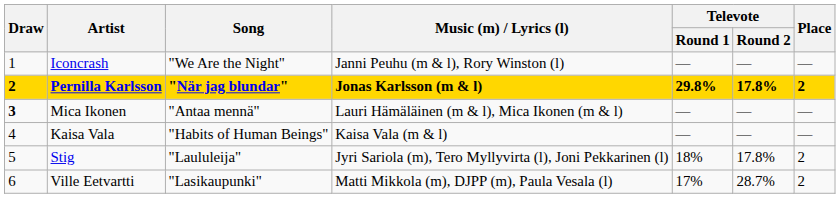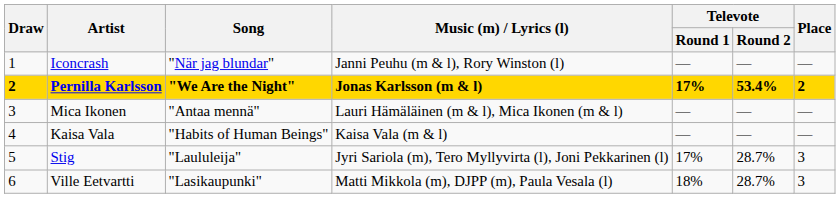(227, 63) "We Are the Night" -> (221, 63) "När jag blundar"
(228, 87) "När jag blundar" -> (232, 87) "We Are the Night"
(696, 87) 29.8% -> (690, 87) 17%
(757, 87) 17.8% -> (757, 87) 53.4%
(12, 110) bold -> (12, 110) normal
(689, 157) 18% -> (689, 157) 17%
(756, 157) 17.8% -> (756, 157) 28.7%
(801, 157) 2 -> (801, 157) 3
(689, 181) 17% -> (689, 181) 18%
(801, 181) 2 -> (801, 181) 3
